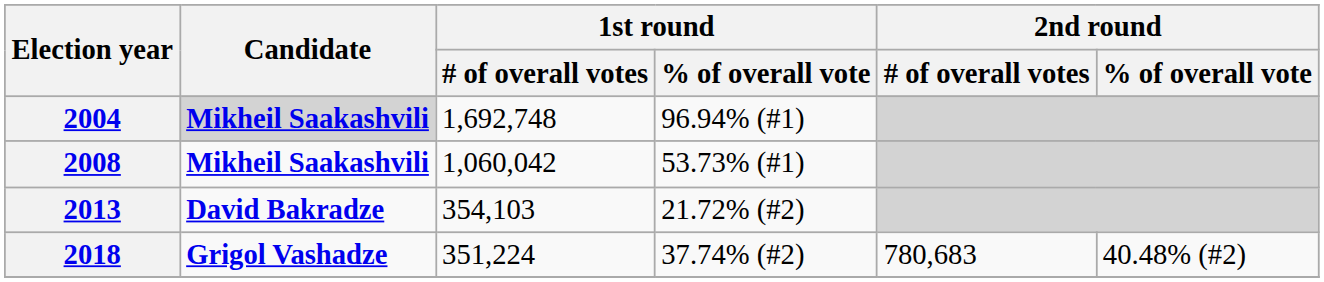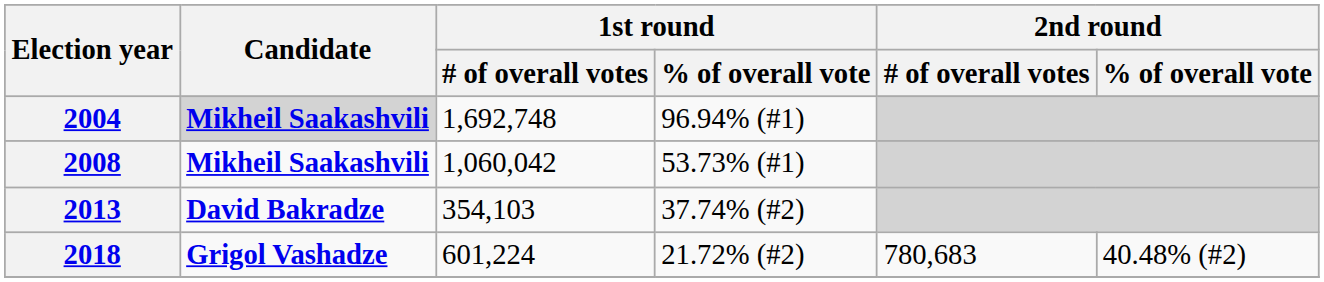(733, 208) 21.72% (#2) -> (733, 208) 37.74% (#2)
(489, 254) 351,224 -> (489, 254) 601,224
(733, 254) 37.74% (#2) -> (733, 254) 21.72% (#2)
